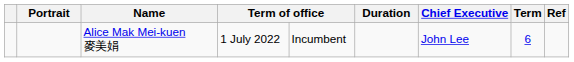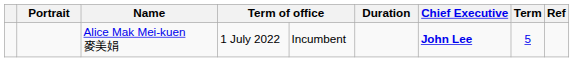(445, 39) normal -> (447, 39) bold
(528, 39) 6 -> (528, 39) 5
